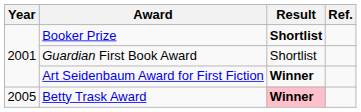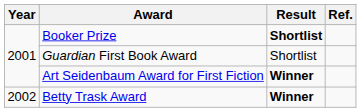(22, 96) 2005 -> (22, 96) 2002
(292, 96) pink background -> (292, 96) no background
